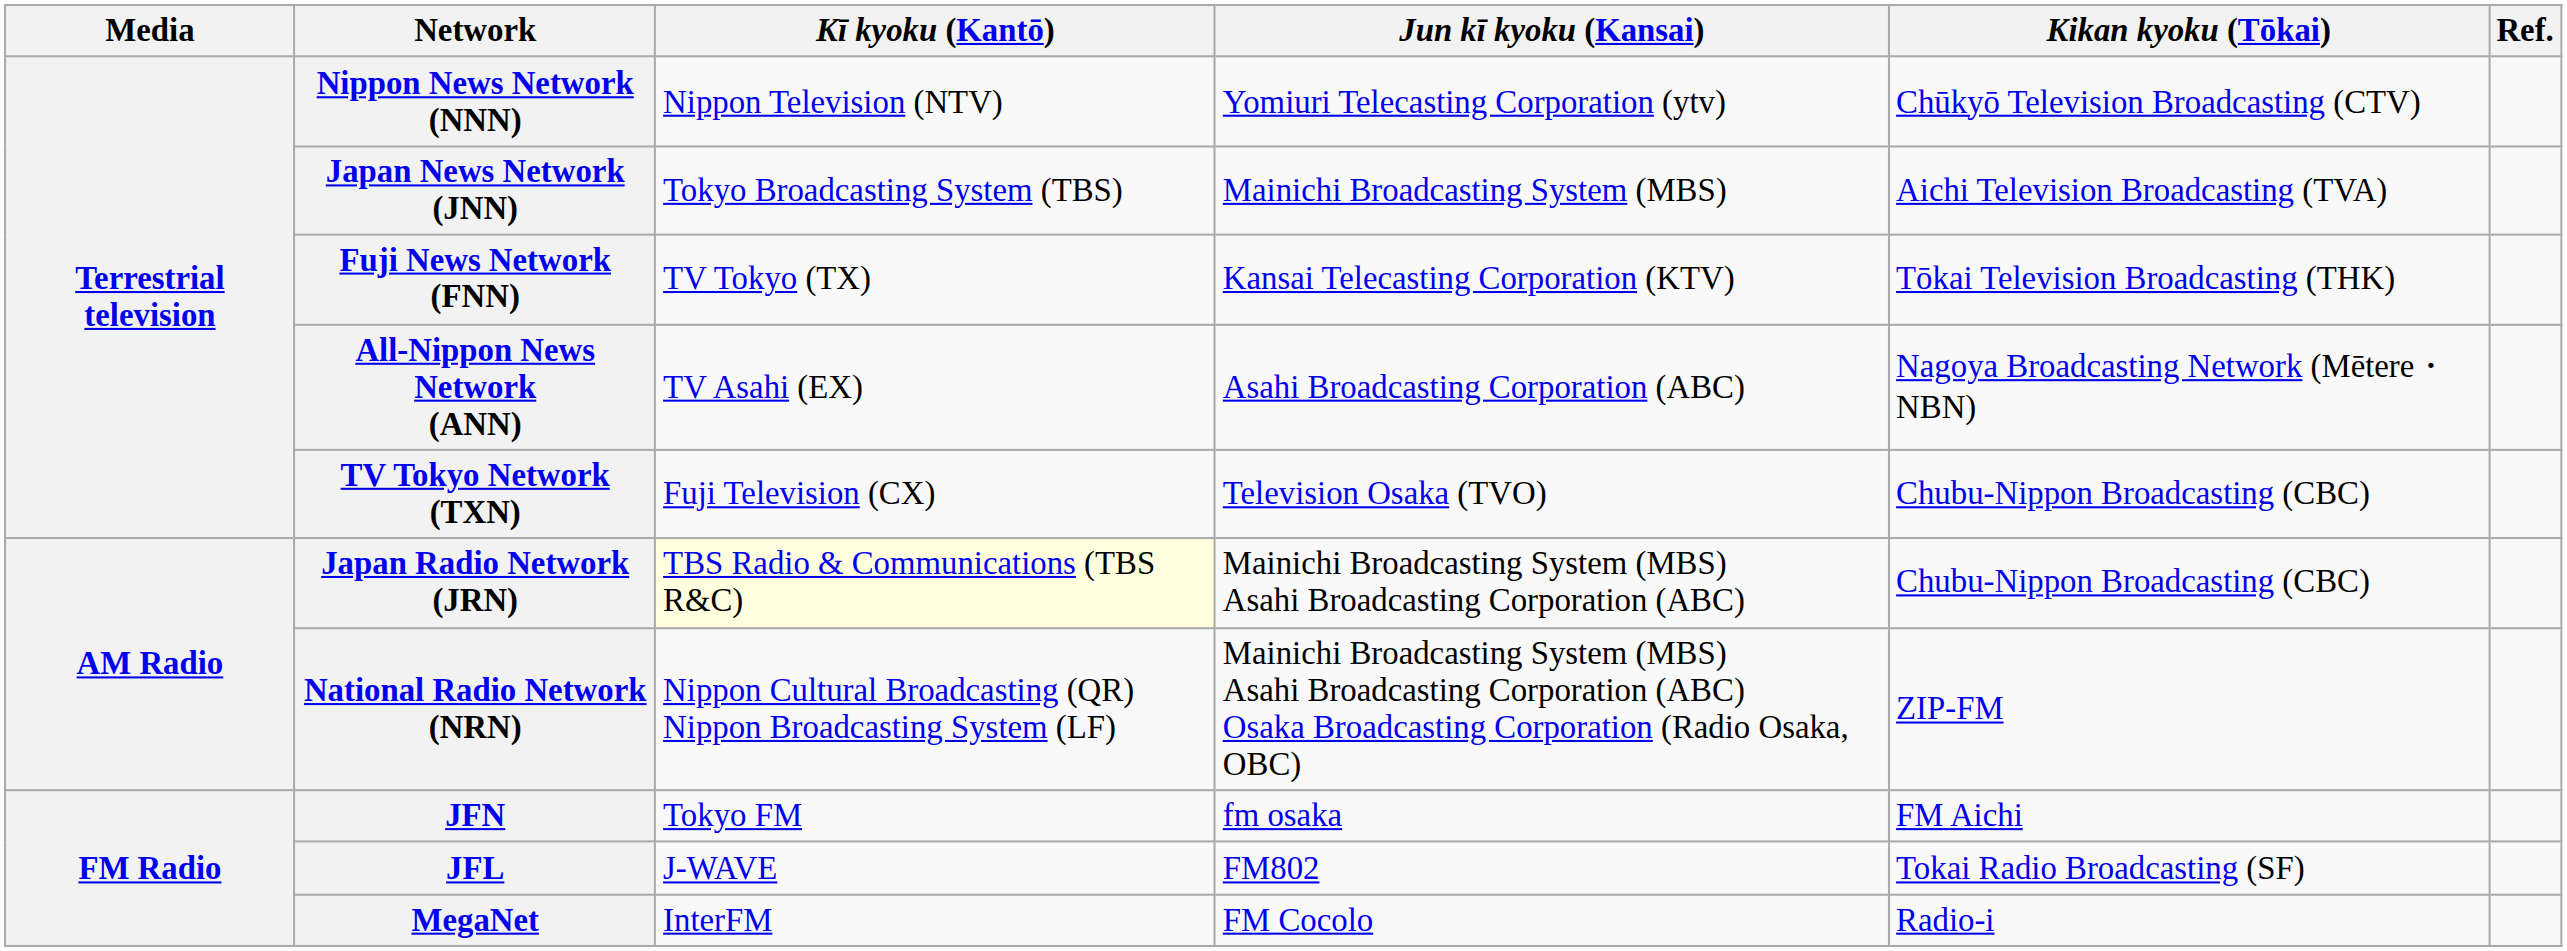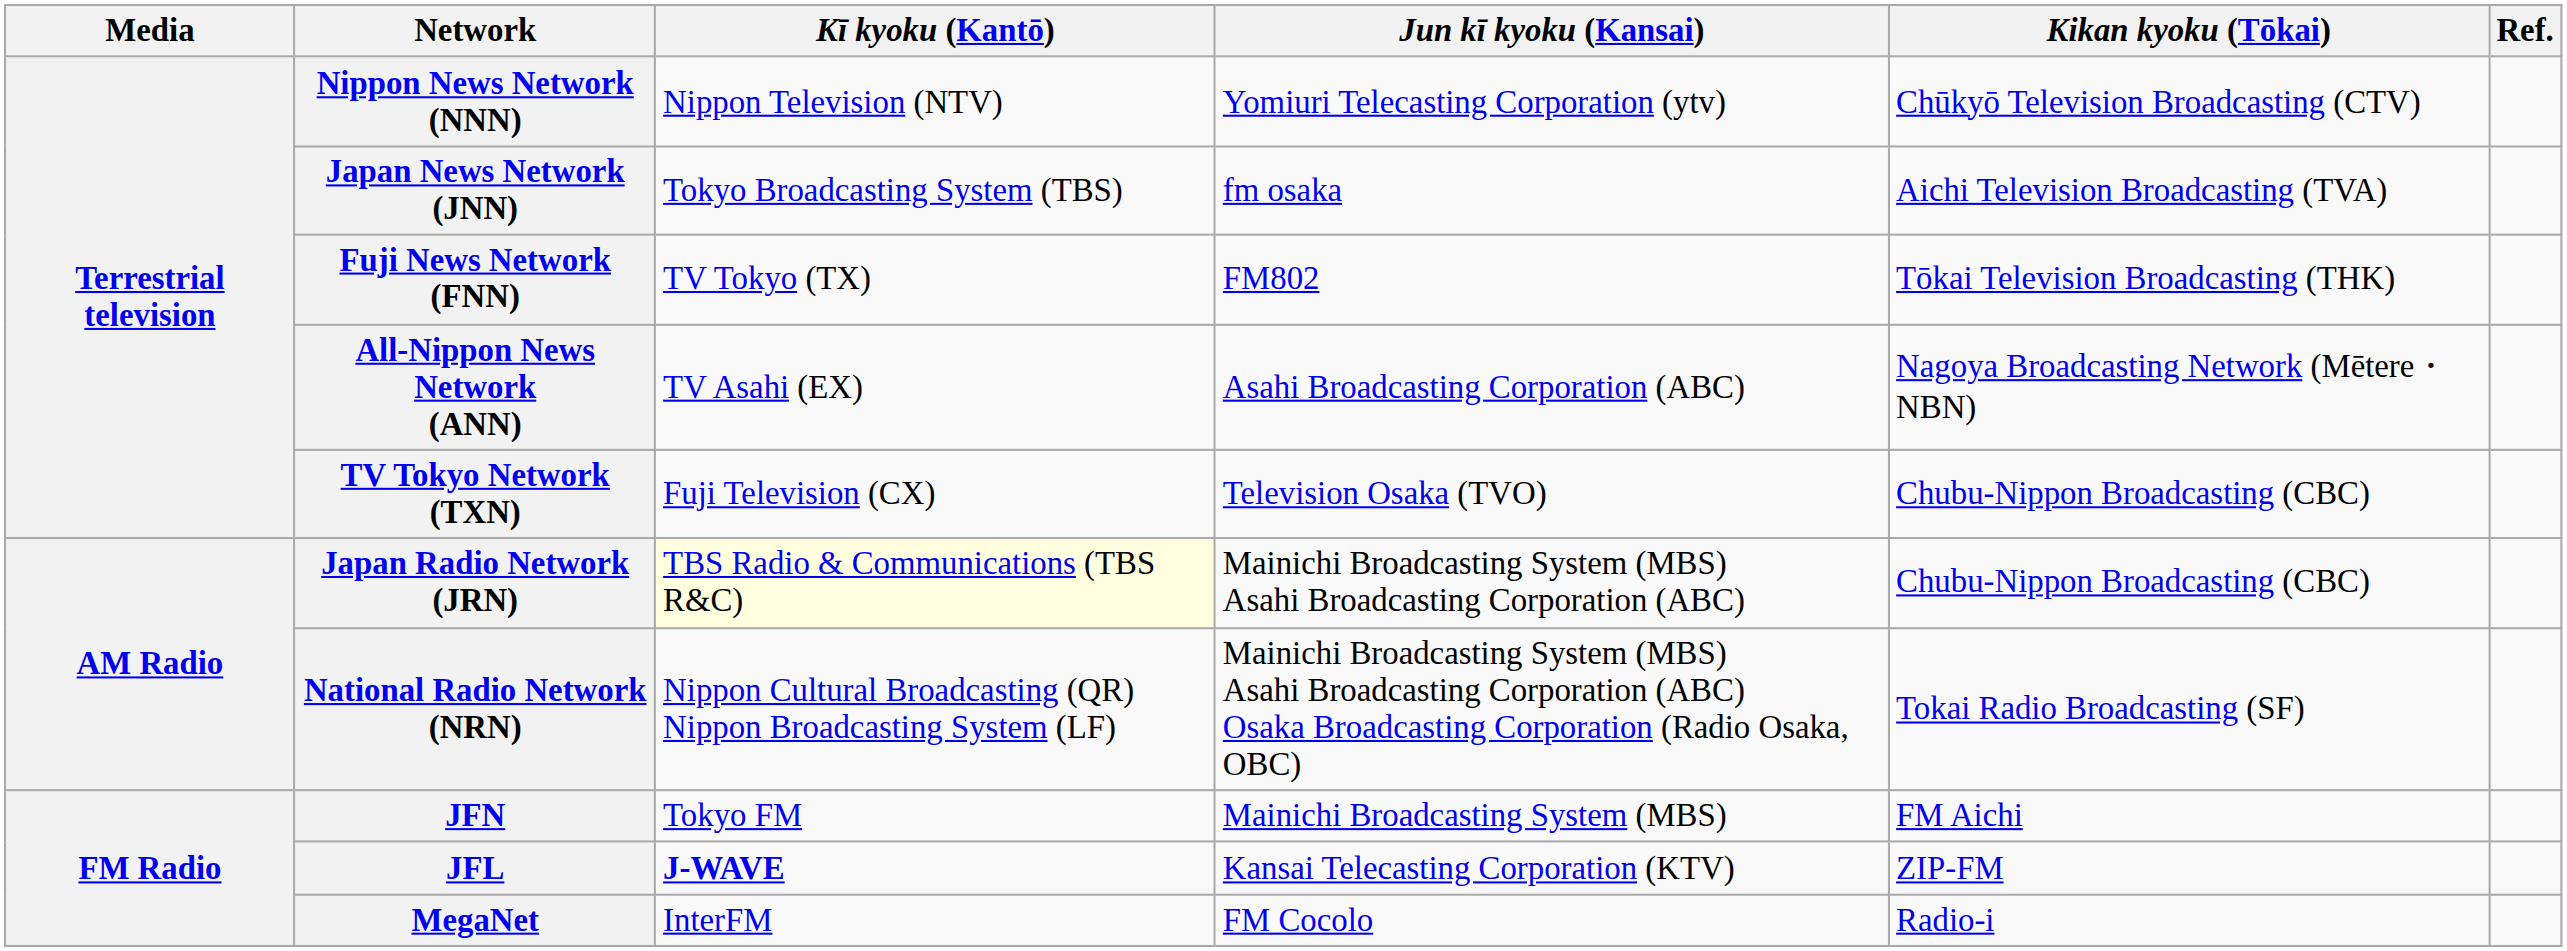(1475, 189) Mainichi Broadcasting System (MBS) -> (1282, 189) fm osaka
(1479, 278) Kansai Telecasting Corporation (KTV) -> (1271, 278) FM802
(1950, 708) ZIP-FM -> (2100, 708) Tokai Radio Broadcasting (SF)
(1282, 815) fm osaka -> (1475, 815) Mainichi Broadcasting System (MBS)
(720, 867) normal -> (724, 867) bold
(1271, 867) FM802 -> (1479, 867) Kansai Telecasting Corporation (KTV)
(2100, 867) Tokai Radio Broadcasting (SF) -> (1950, 867) ZIP-FM
